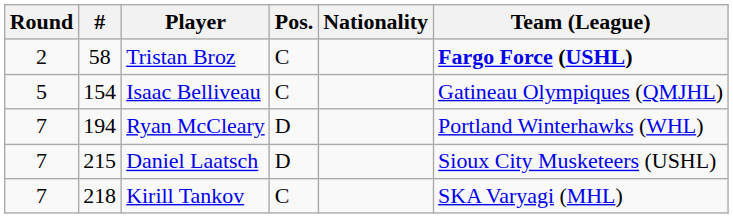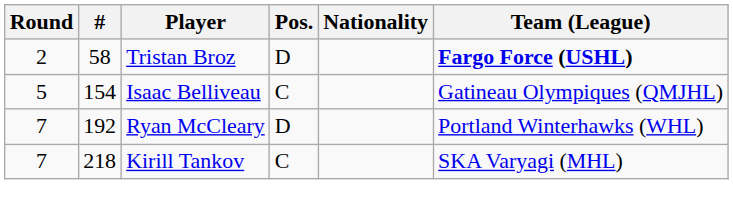(282, 56) C -> (283, 56) D
(100, 126) 194 -> (100, 126) 192
- row: (192, 160)
